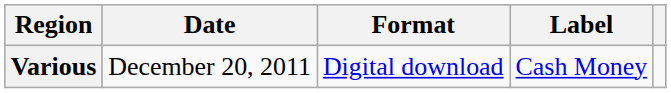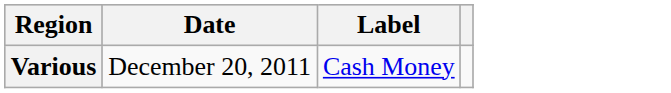- column: (413, 25)
